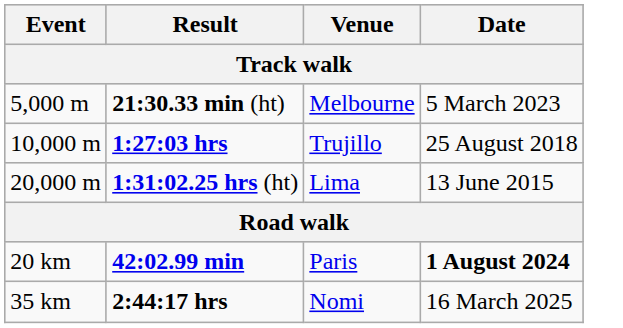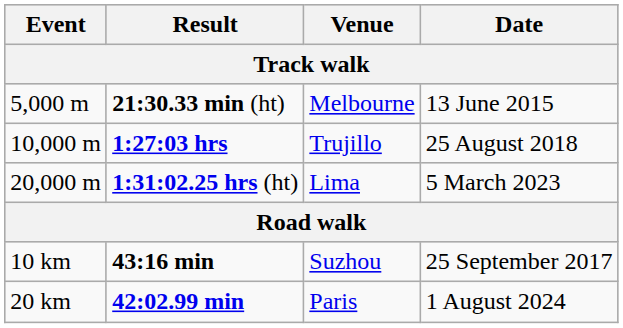(493, 103) 5 March 2023 -> (490, 103) 13 June 2015
(490, 182) 13 June 2015 -> (493, 182) 5 March 2023
+ row: (41, 262)
(498, 262) bold -> (496, 301) normal
- row: (41, 301)
